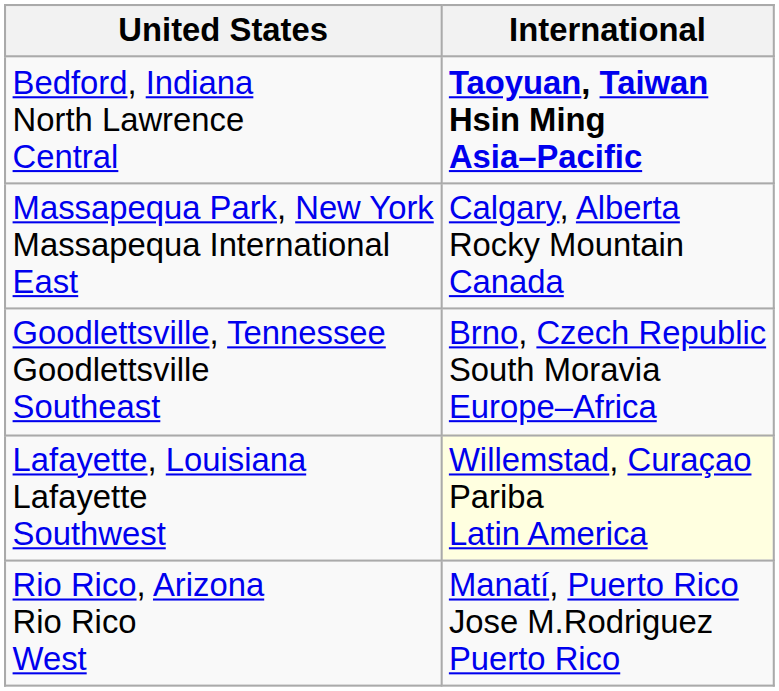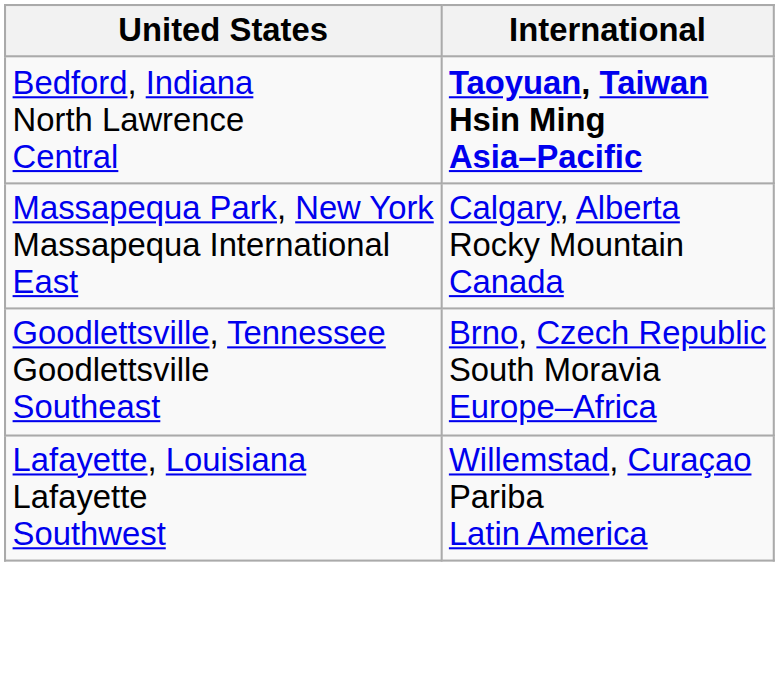(600, 496) lightyellow background -> (600, 496) no background
- row: (138, 622)
